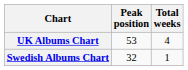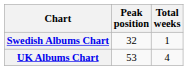rows swapped: (58, 57) <-> (58, 40)
